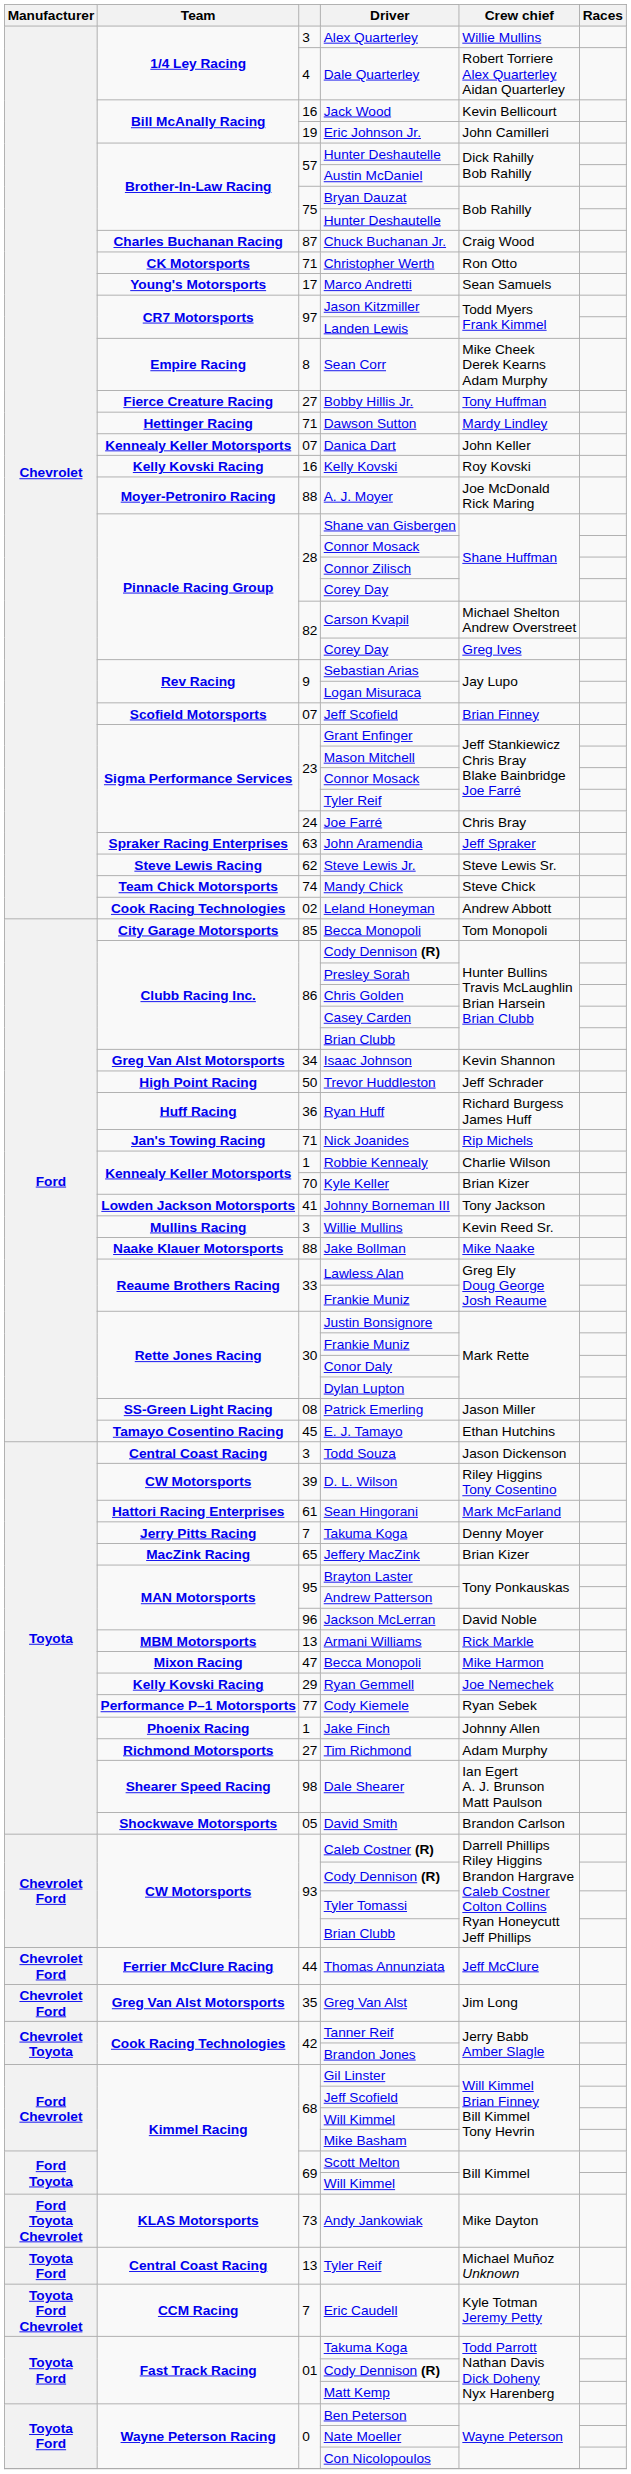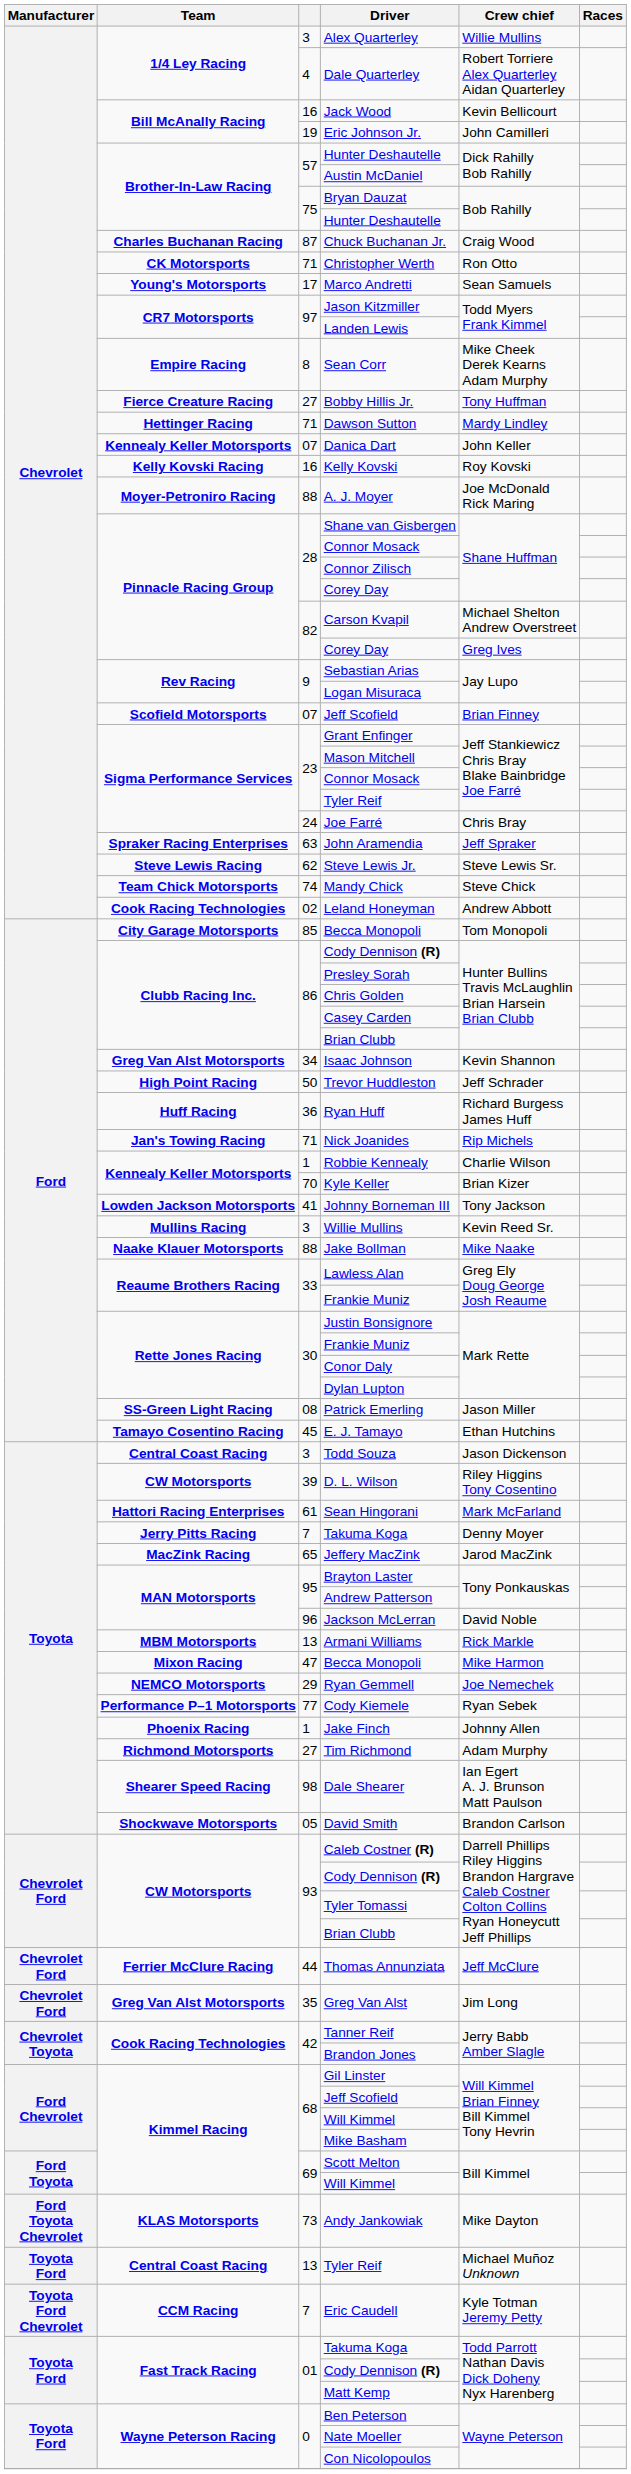(496, 1554) Brian Kizer -> (507, 1554) Jarod MacZink
(198, 1684) Kelly Kovski Racing -> (198, 1684) NEMCO Motorsports
